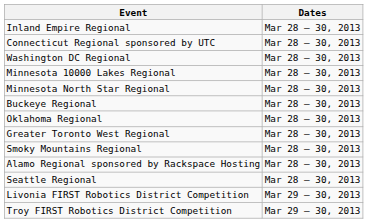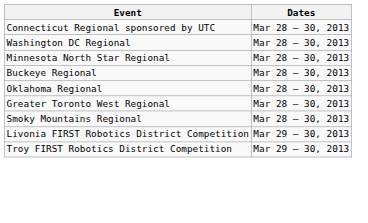- row: (69, 27)
- row: (91, 73)
- row: (133, 165)
- row: (52, 180)
